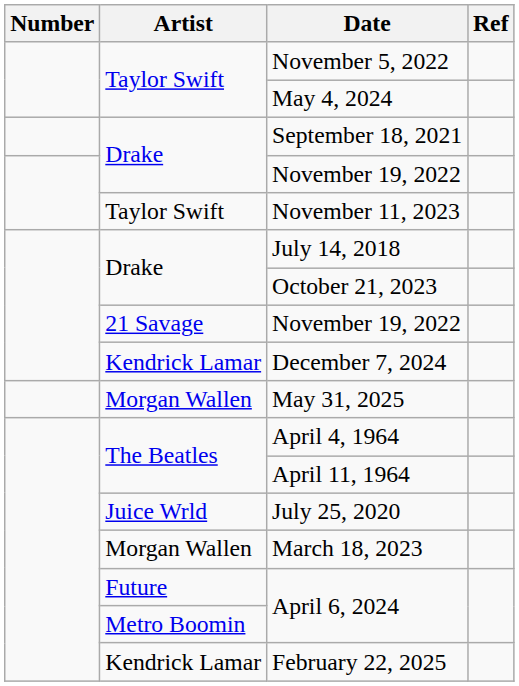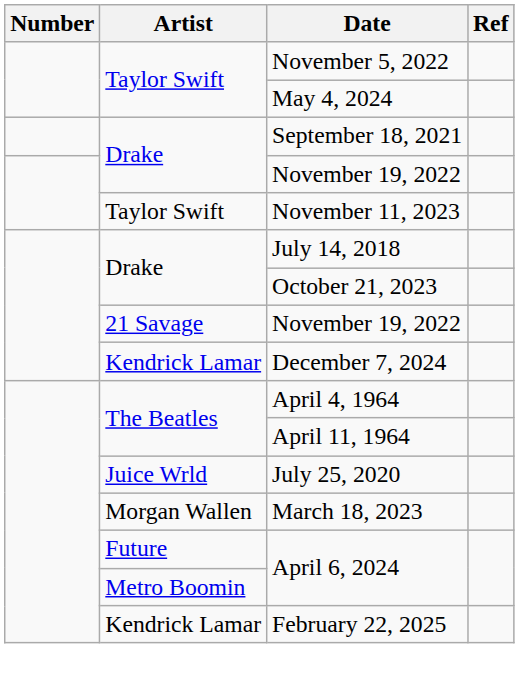- row: (179, 398)
